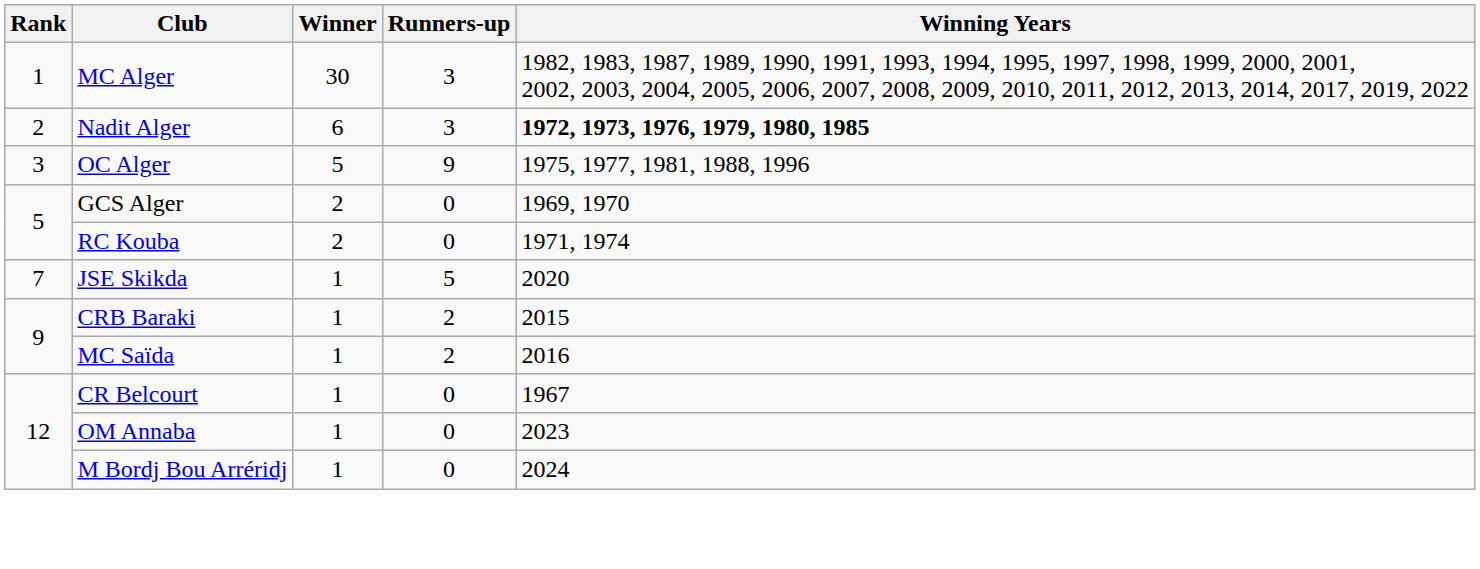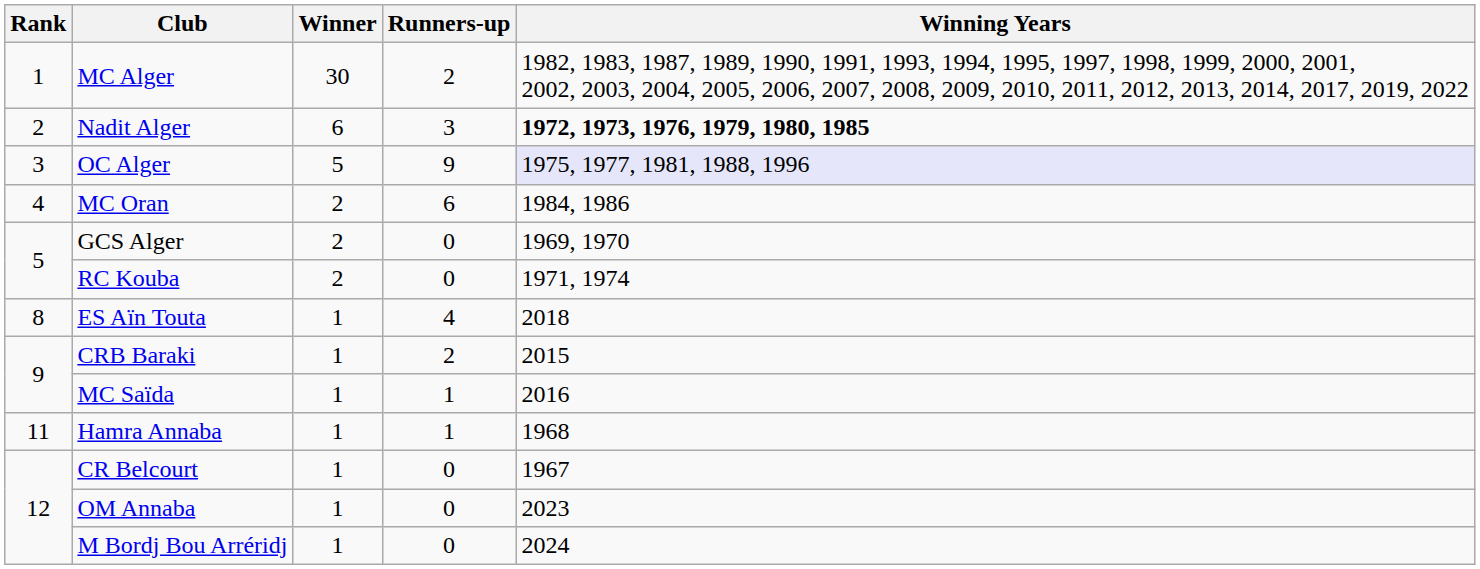(449, 75) 3 -> (449, 75) 2
(666, 164) no background -> (666, 164) lavender background
+ row: (123, 202)
- row: (132, 278)
+ row: (142, 316)
(449, 355) 2 -> (449, 393) 1
+ row: (150, 431)
